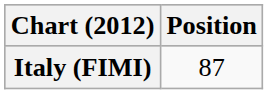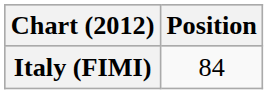(212, 66) 87 -> (212, 66) 84
